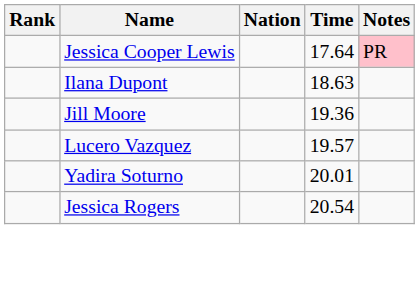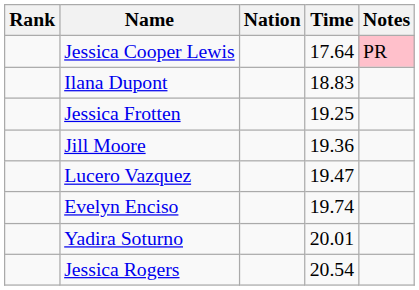(332, 82) 18.63 -> (332, 82) 18.83
+ row: (122, 113)
(332, 144) 19.57 -> (332, 176) 19.47
+ row: (121, 207)
